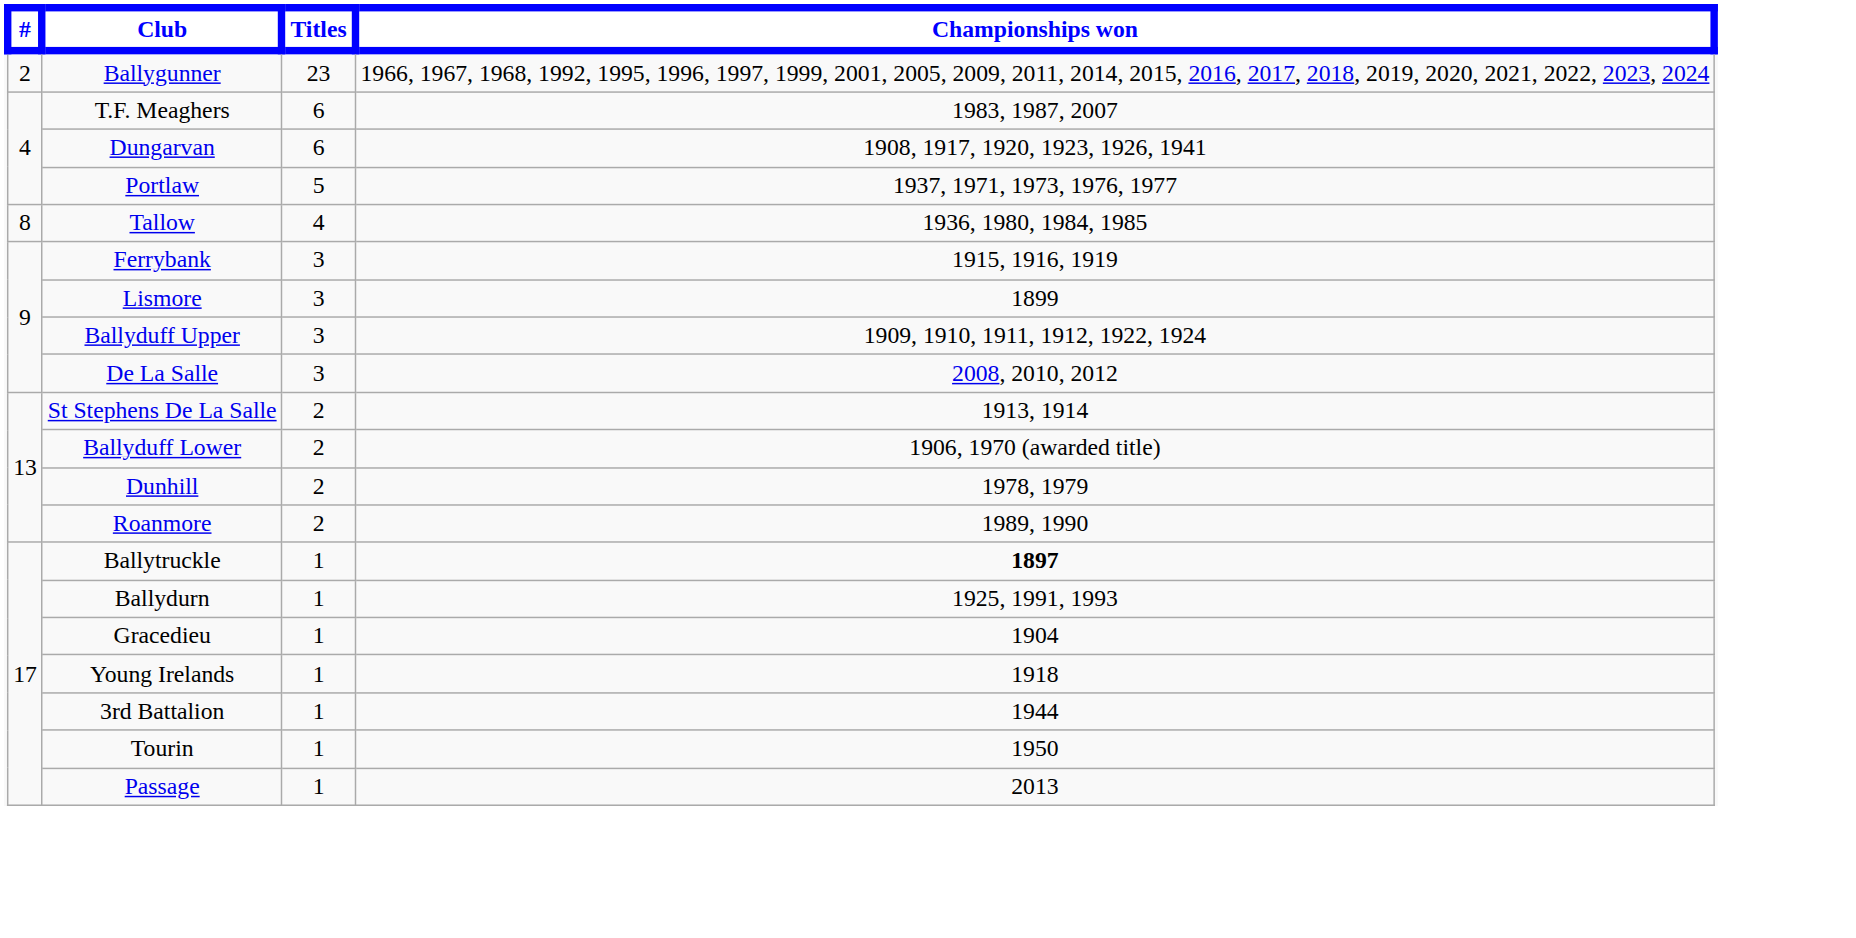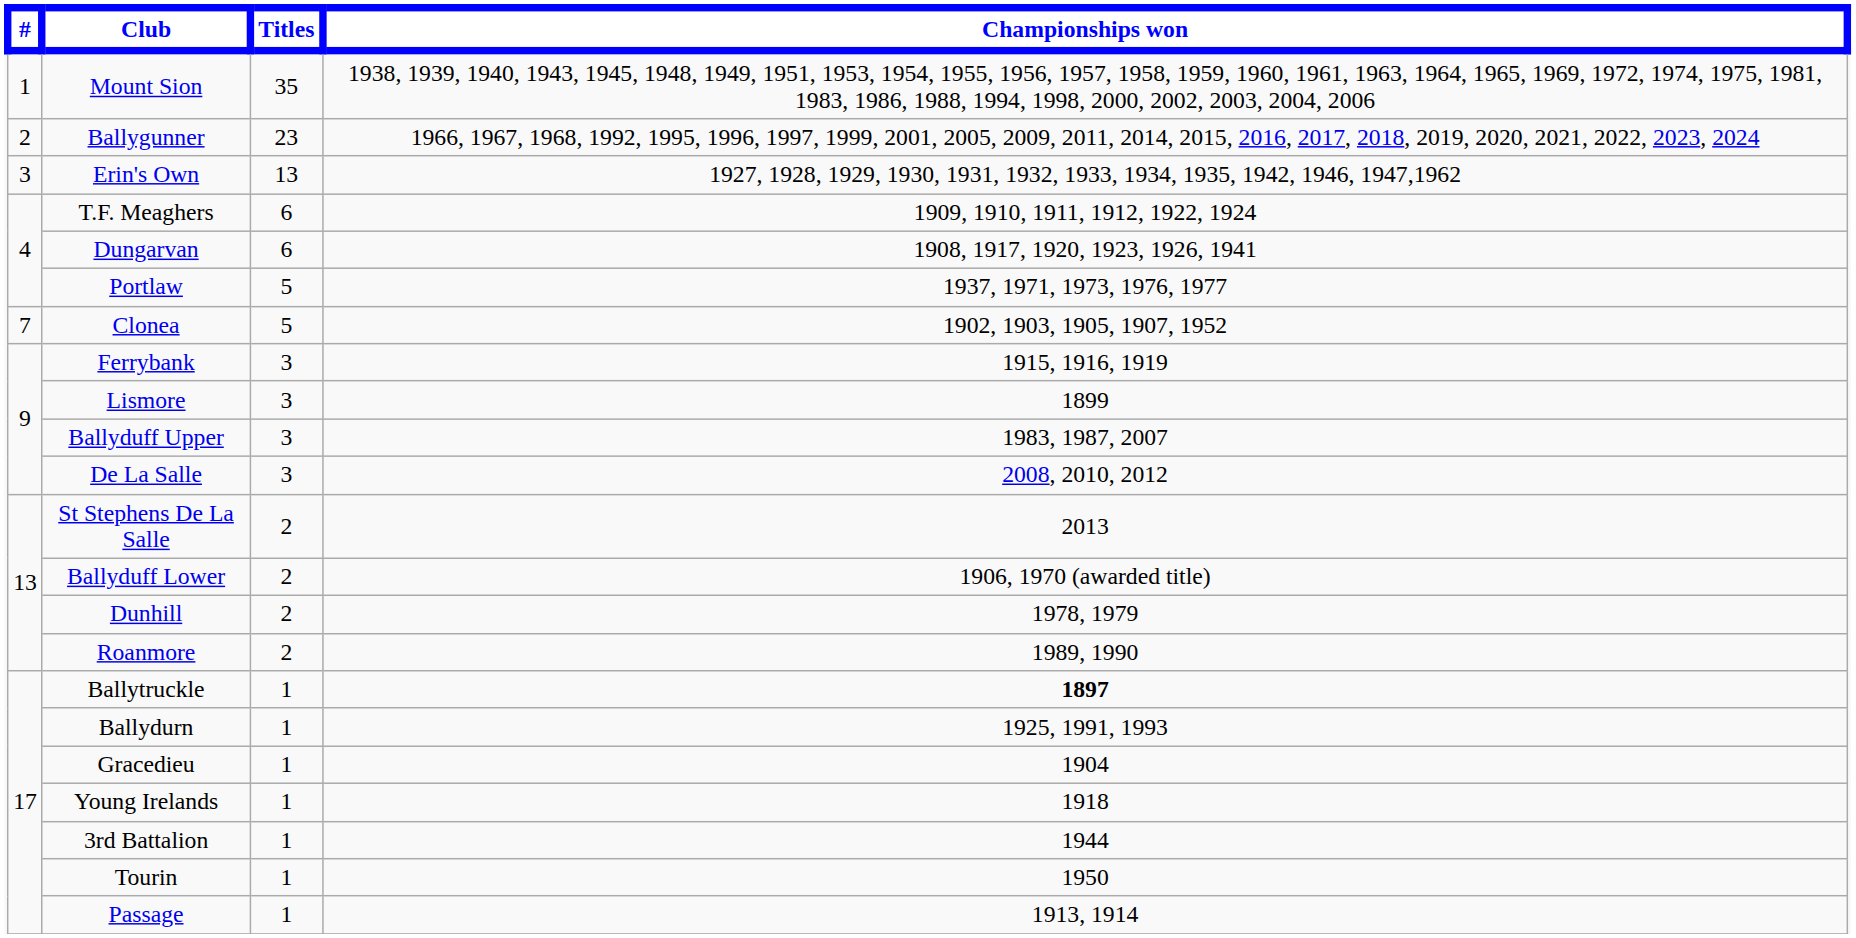+ row: (146, 85)
+ row: (146, 174)
(1035, 110) 1983, 1987, 2007 -> (1085, 211) 1909, 1910, 1911, 1912, 1922, 1924
+ row: (146, 324)
- row: (162, 222)
(1035, 335) 1909, 1910, 1911, 1912, 1922, 1924 -> (1085, 437) 1983, 1987, 2007
(1035, 410) 1913, 1914 -> (1085, 525) 2013
(1035, 786) 2013 -> (1085, 914) 1913, 1914
